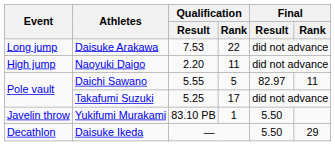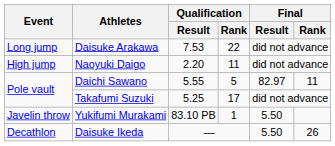(312, 133) 29 -> (312, 133) 26
